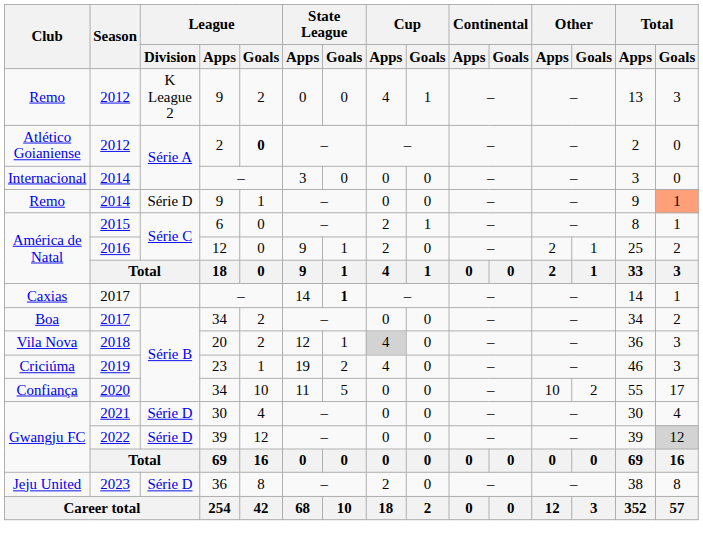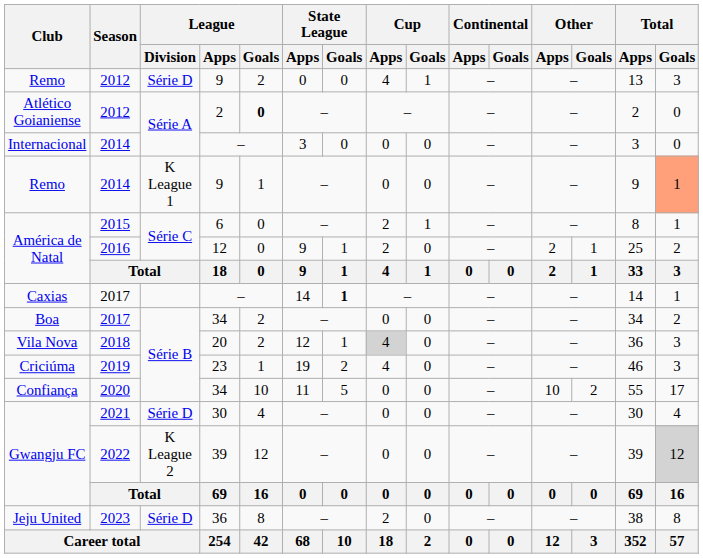(170, 96) K League 2 -> (170, 80) Série D
(170, 201) Série D -> (170, 184) K League 1
(170, 437) Série D -> (170, 453) K League 2
